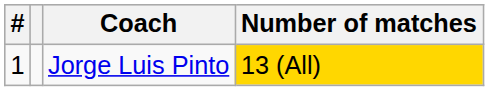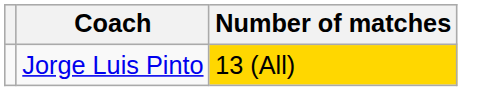- column: (18, 24)
